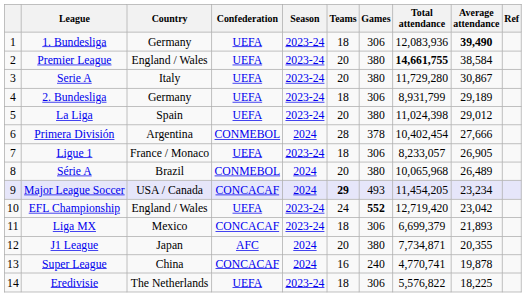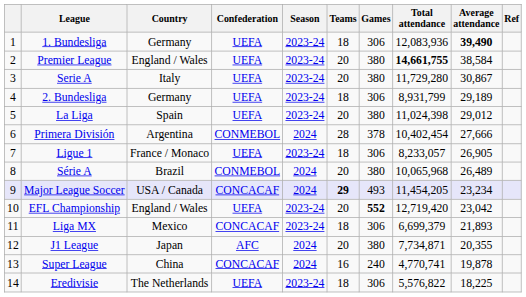(343, 208) 24 -> (343, 208) 20
